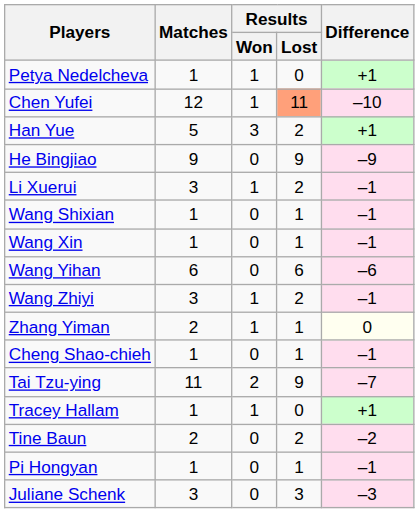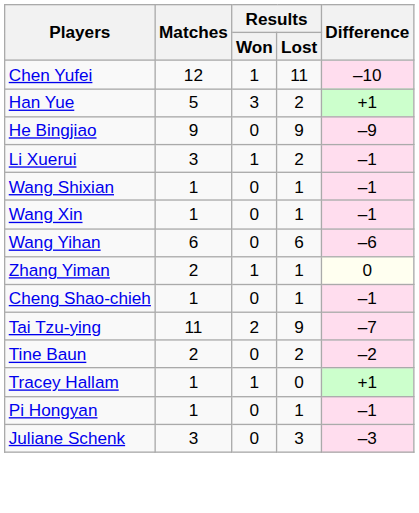- row: (78, 75)
(299, 103) lightsalmon background -> (299, 75) no background
- row: (51, 298)
rows swapped: (48, 438) <-> (64, 410)
